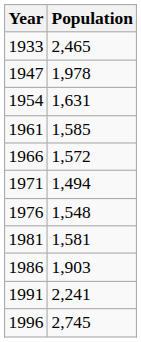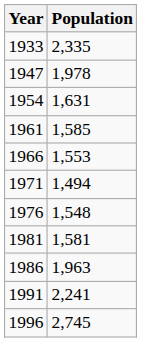(71, 45) 2,465 -> (71, 45) 2,335
(71, 156) 1,572 -> (71, 156) 1,553
(71, 267) 1,903 -> (71, 267) 1,963
